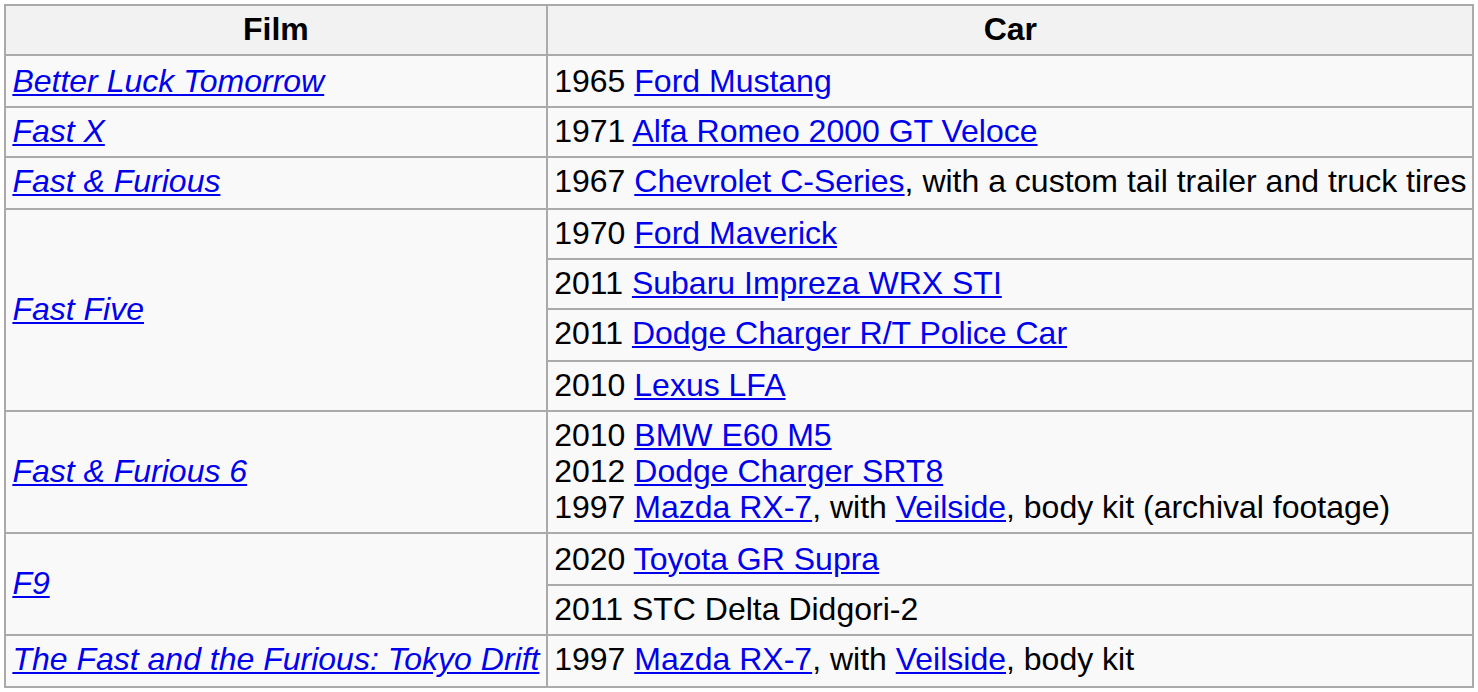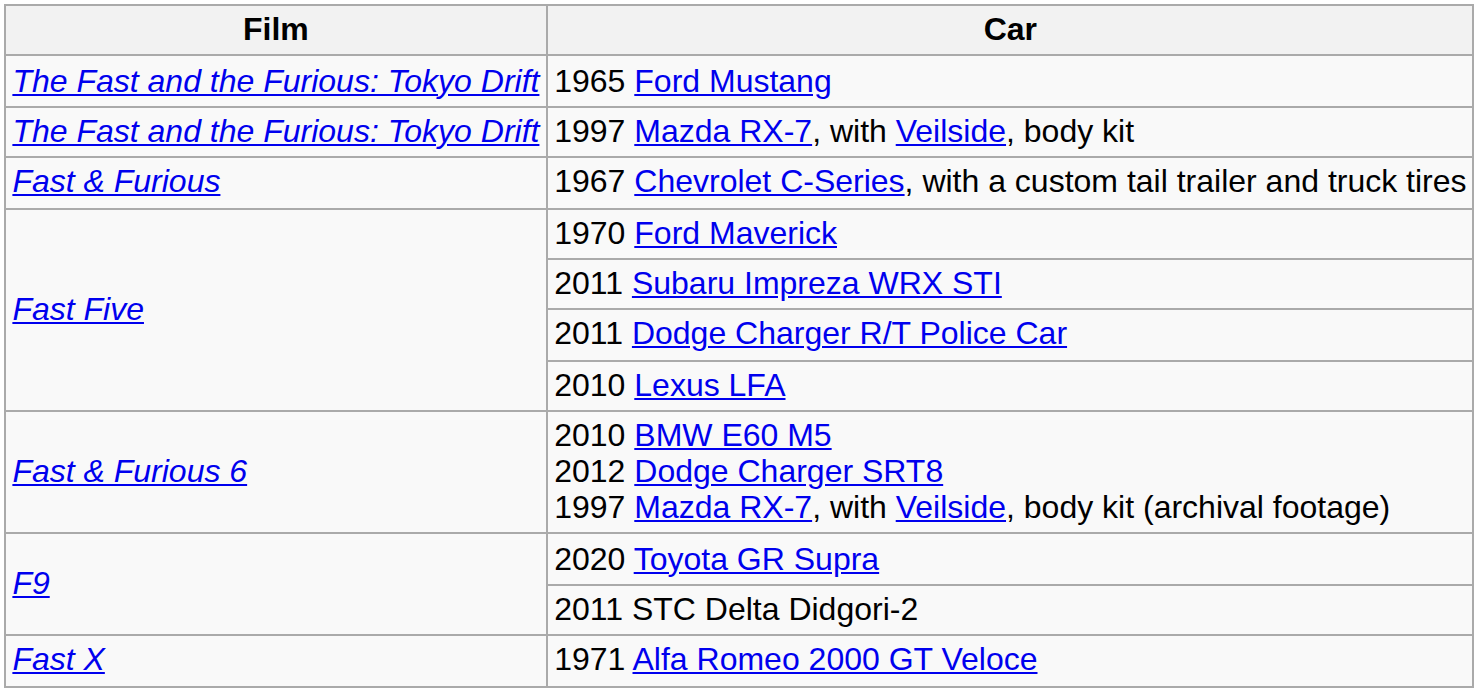(168, 80) Better Luck Tomorrow -> (276, 80) The Fast and the Furious: Tokyo Drift
rows swapped: (844, 660) <-> (796, 131)
